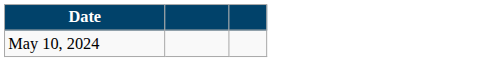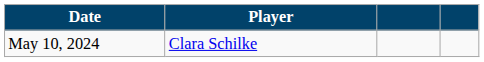+ column: (271, 17)
